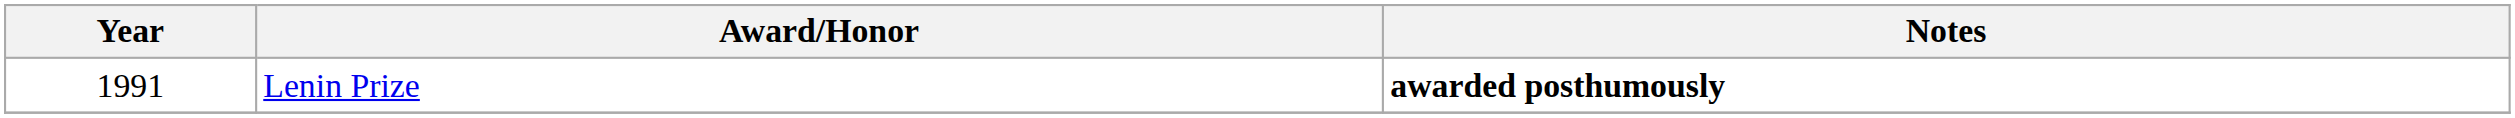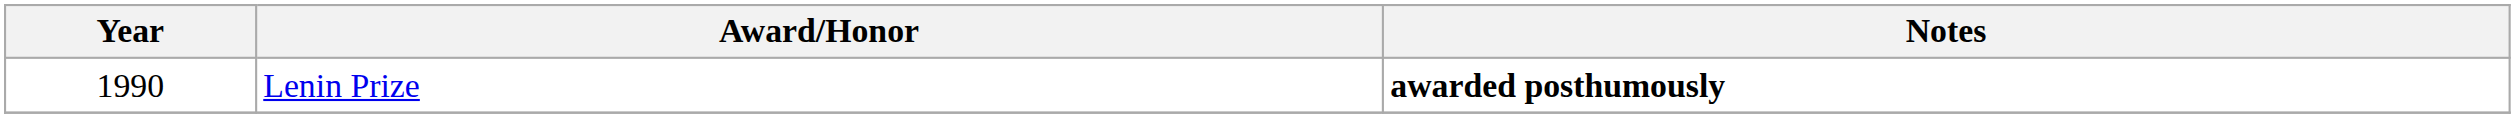(130, 84) 1991 -> (130, 84) 1990
